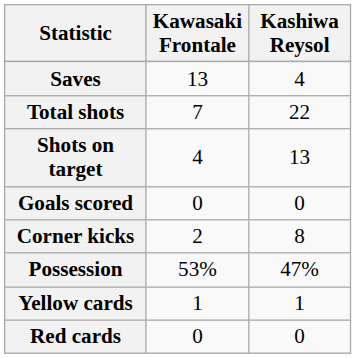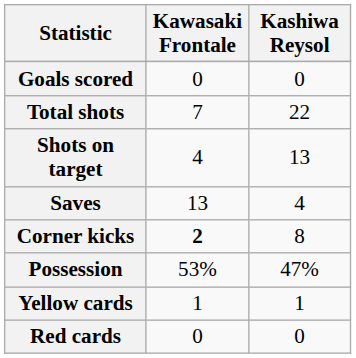rows swapped: (76, 202) <-> (76, 78)
(197, 236) normal -> (197, 236) bold
